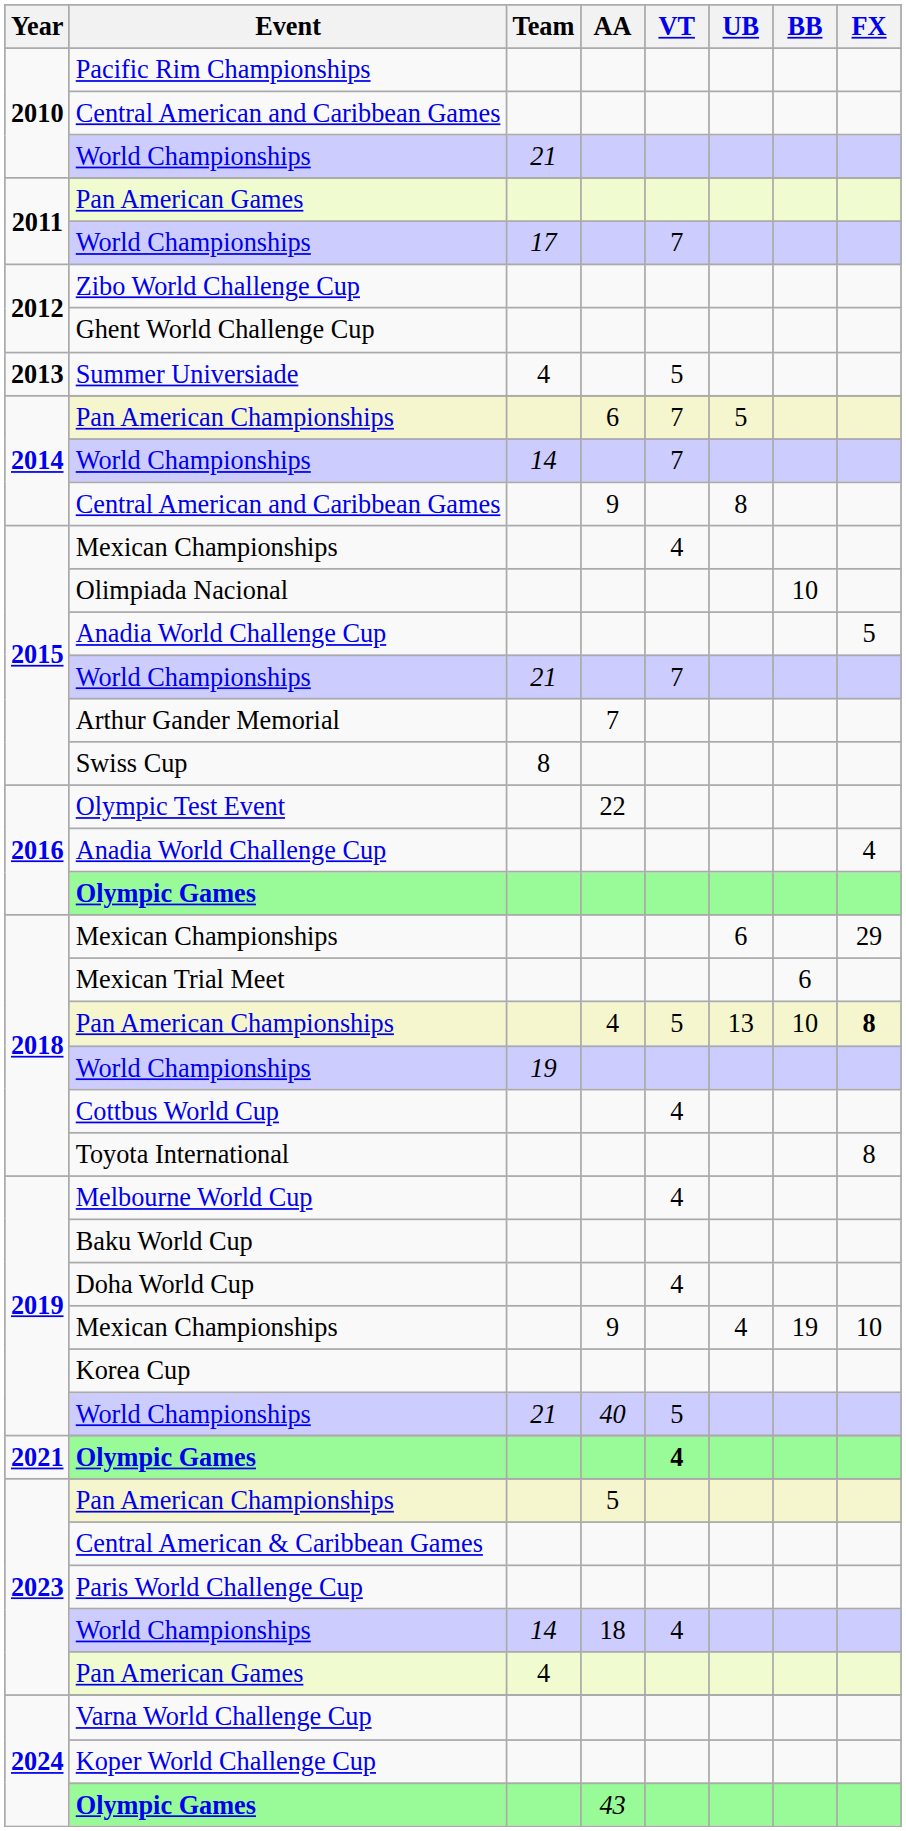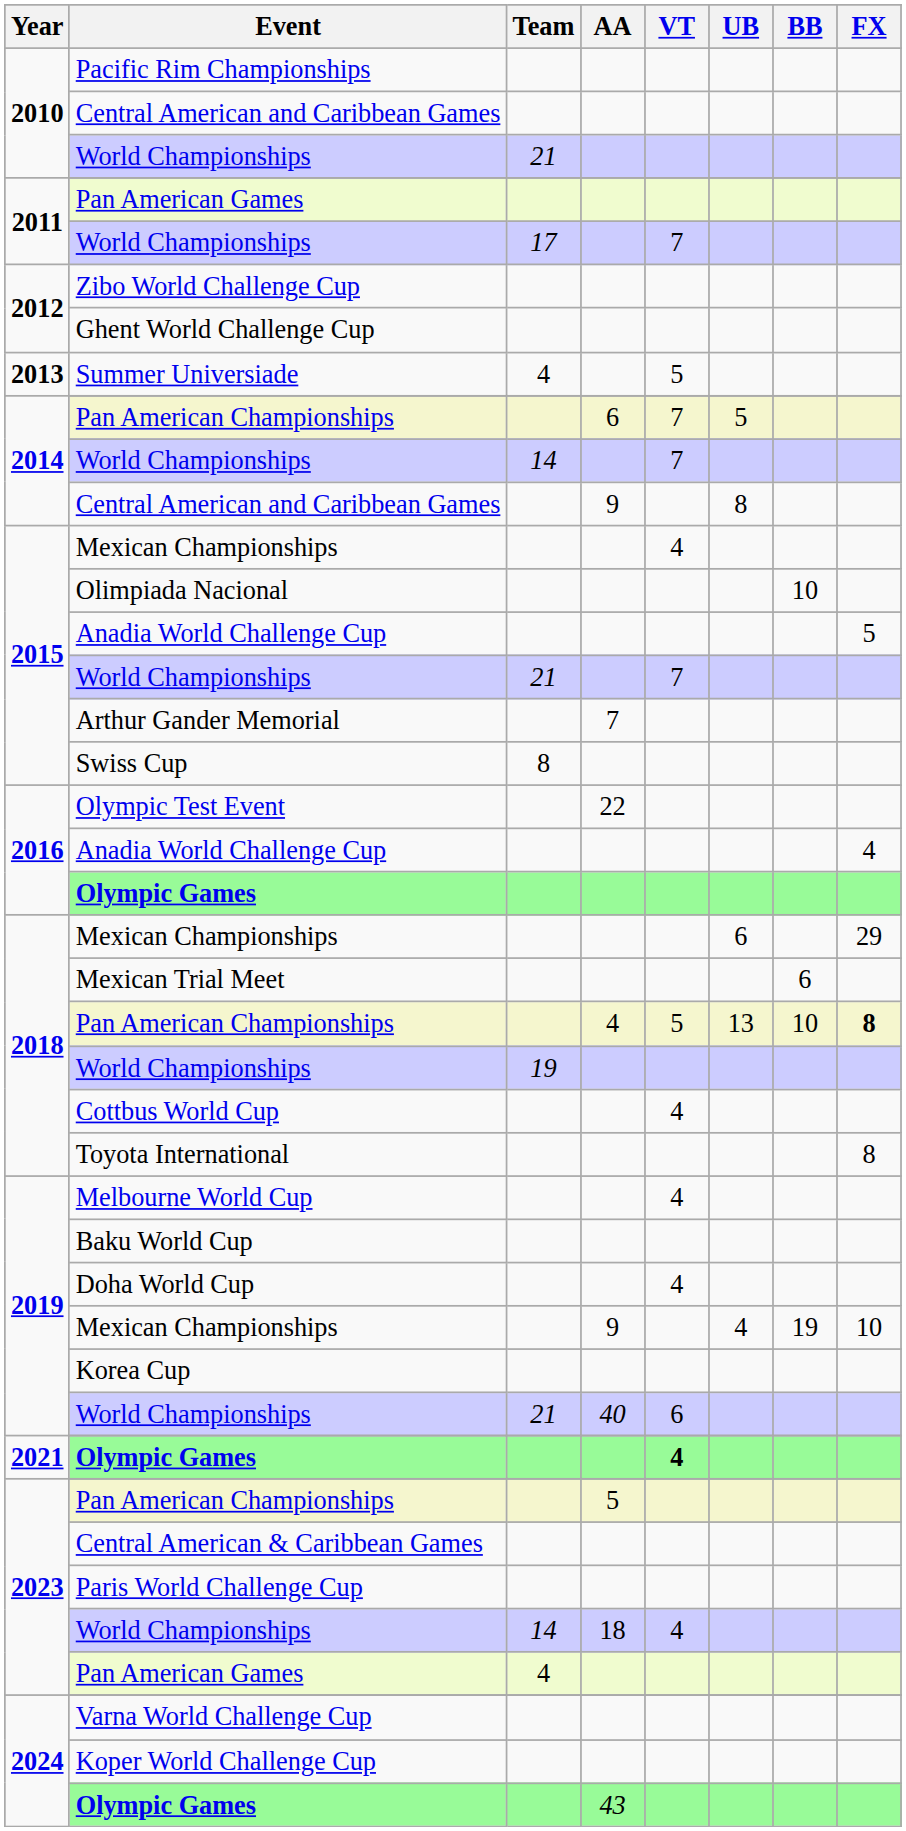(677, 1413) 5 -> (677, 1413) 6
